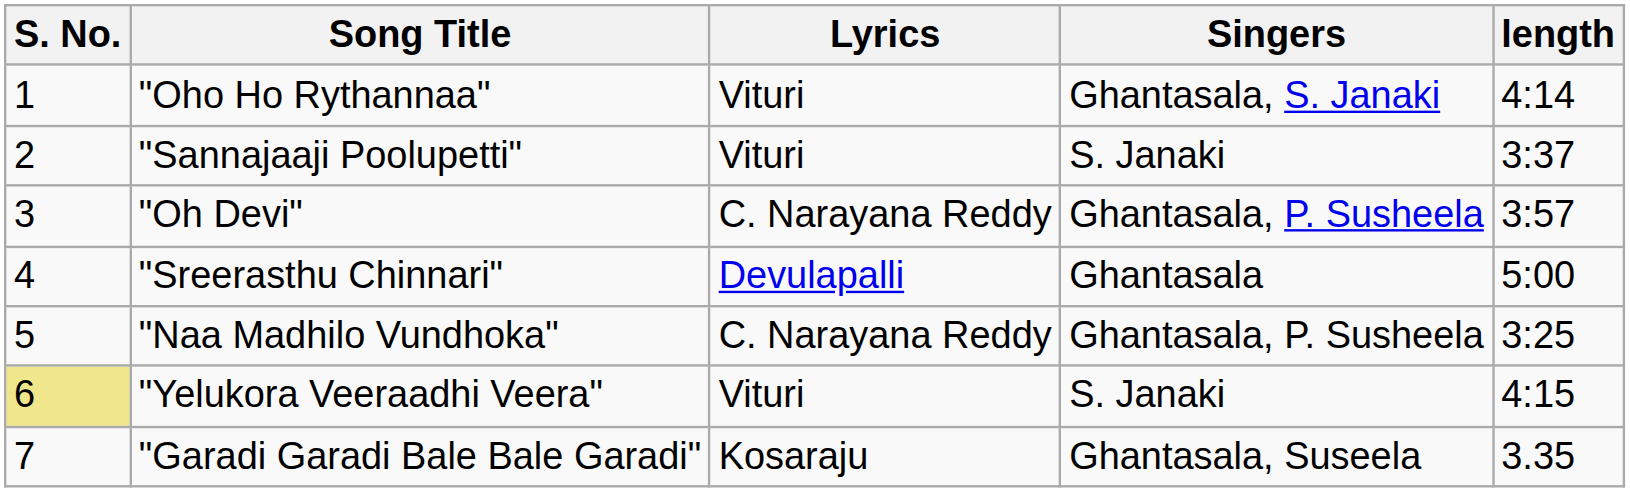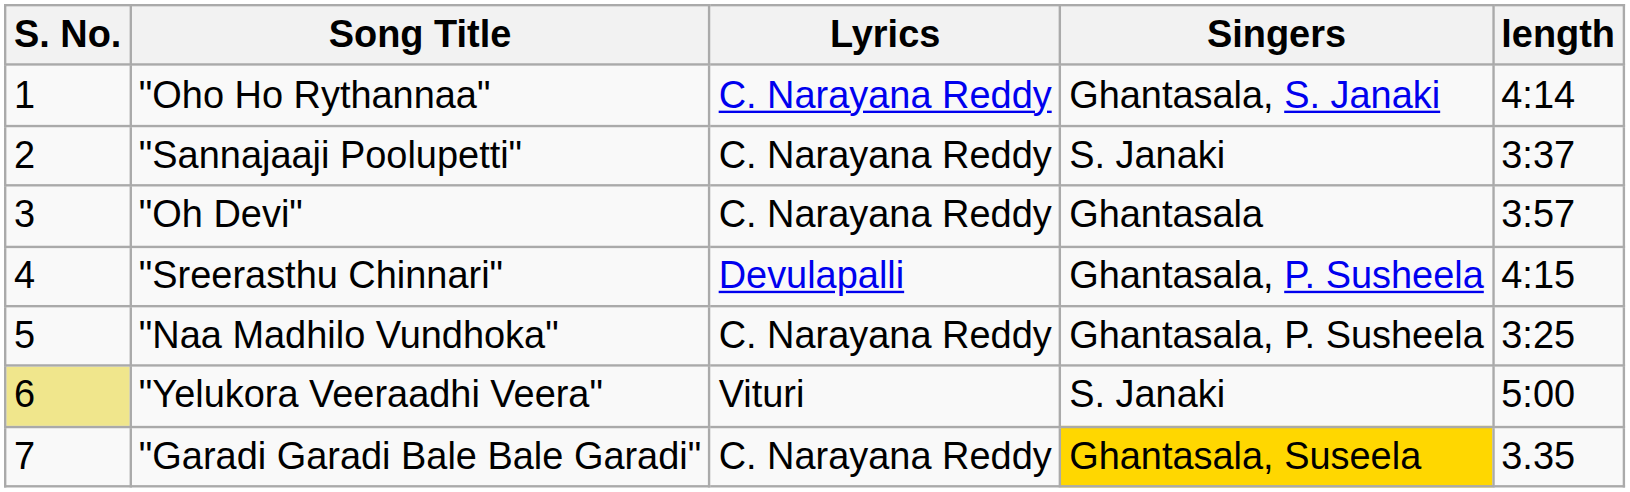(762, 94) Vituri -> (885, 94) C. Narayana Reddy
(762, 154) Vituri -> (885, 154) C. Narayana Reddy
(1276, 214) Ghantasala, P. Susheela -> (1166, 214) Ghantasala
(1166, 275) Ghantasala -> (1276, 275) Ghantasala, P. Susheela
(1538, 275) 5:00 -> (1538, 275) 4:15
(1538, 395) 4:15 -> (1538, 395) 5:00
(794, 455) Kosaraju -> (885, 455) C. Narayana Reddy
(1245, 455) no background -> (1245, 455) gold background
